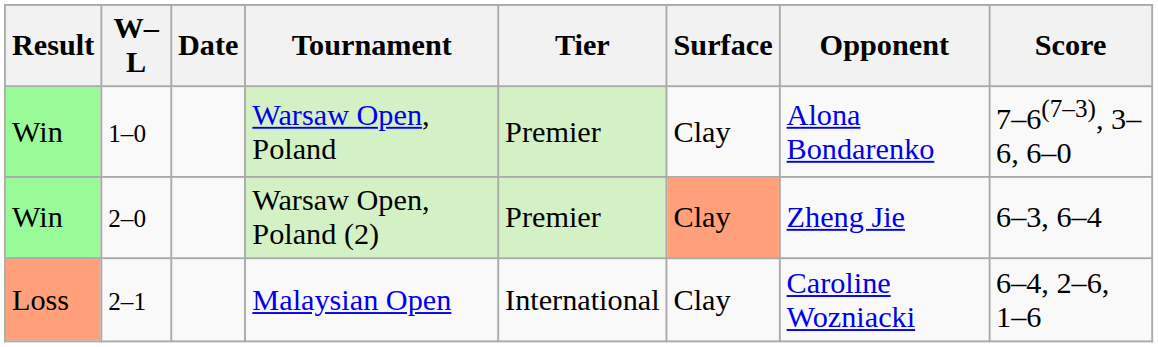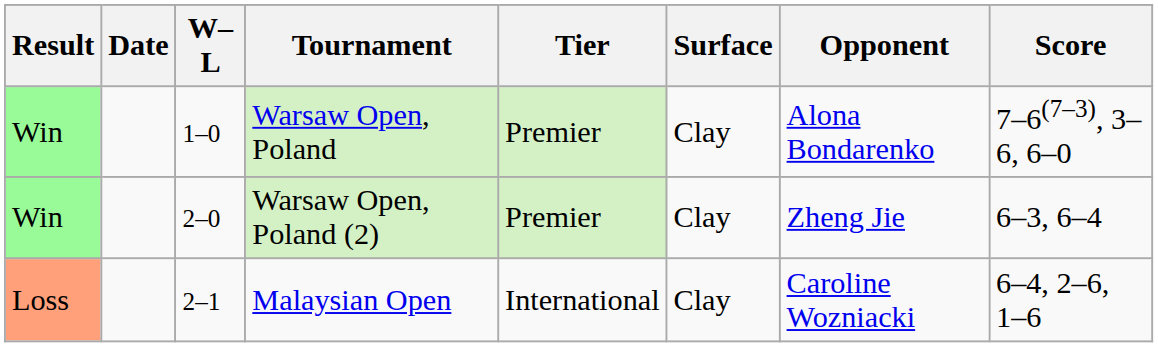columns swapped: (136, 45) <-> (208, 45)
(702, 217) lightsalmon background -> (702, 217) no background
